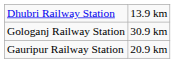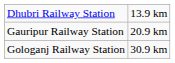rows swapped: (66, 31) <-> (65, 49)
